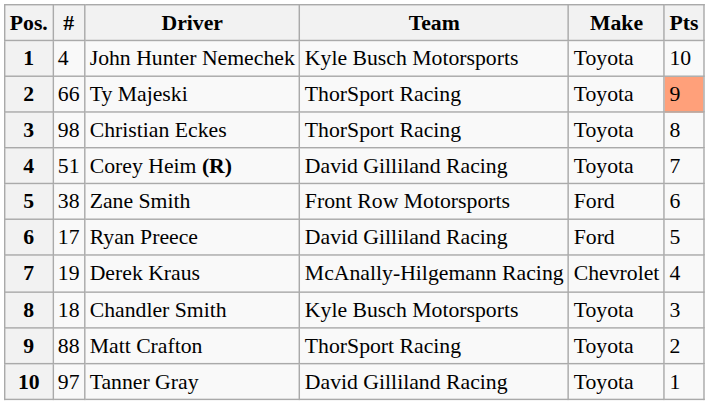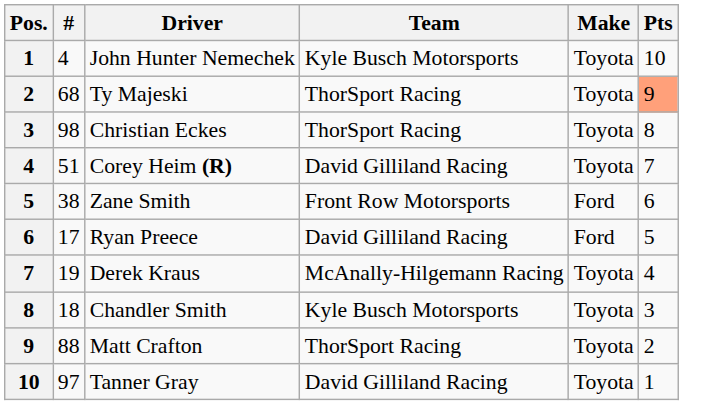(69, 94) 66 -> (69, 94) 68
(617, 273) Chevrolet -> (604, 273) Toyota
